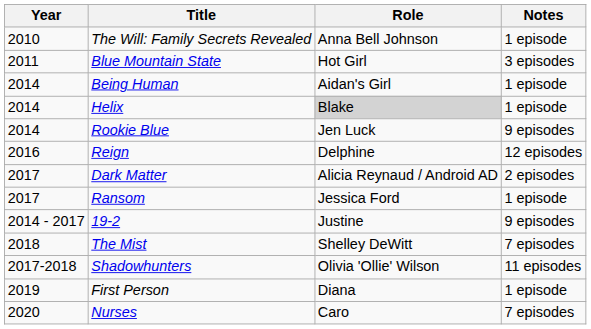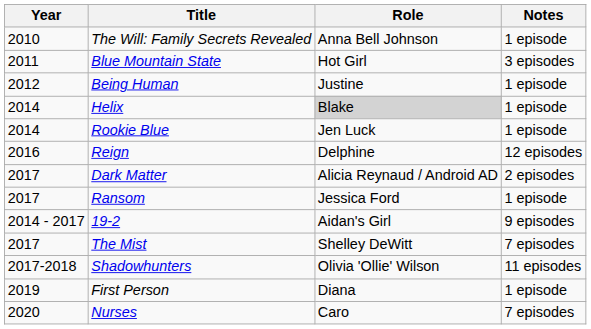(24, 84) 2014 -> (24, 84) 2012
(354, 84) Aidan's Girl -> (341, 84) Justine
(539, 130) 9 episodes -> (536, 130) 1 episode
(341, 221) Justine -> (354, 221) Aidan's Girl
(24, 244) 2018 -> (24, 244) 2017
